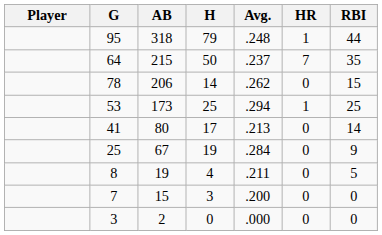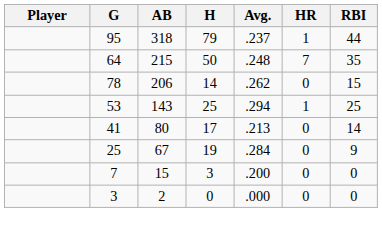(258, 38) .248 -> (258, 38) .237
(258, 60) .237 -> (258, 60) .248
(162, 106) 173 -> (162, 106) 143
- row: (114, 173)
